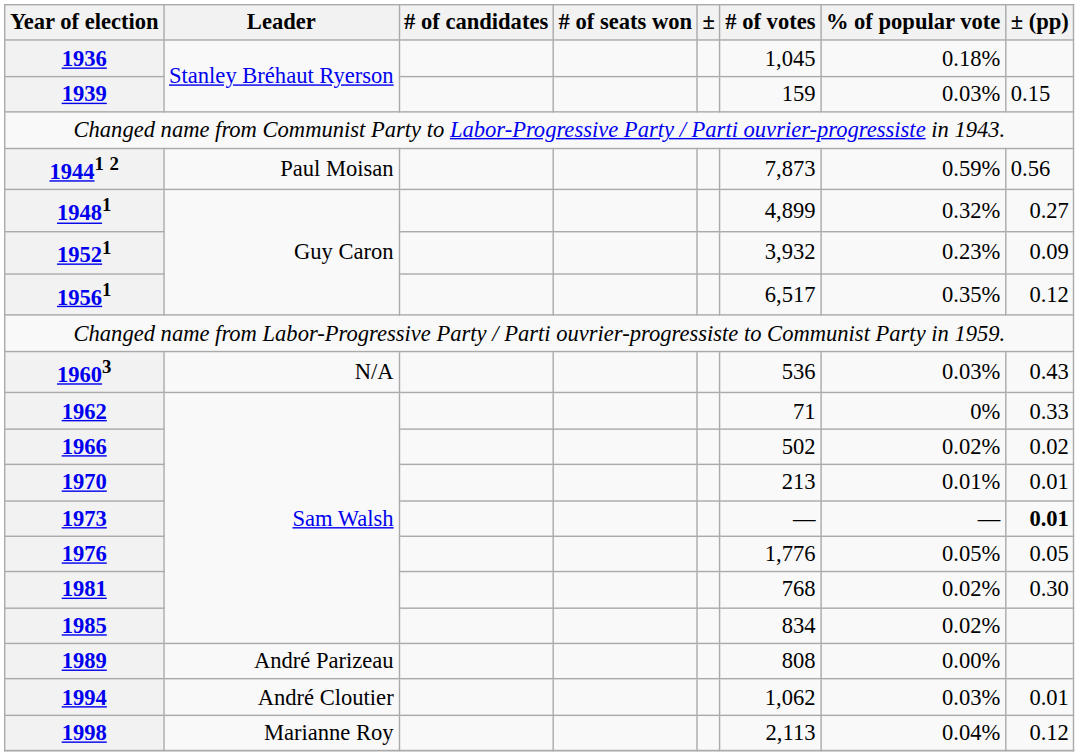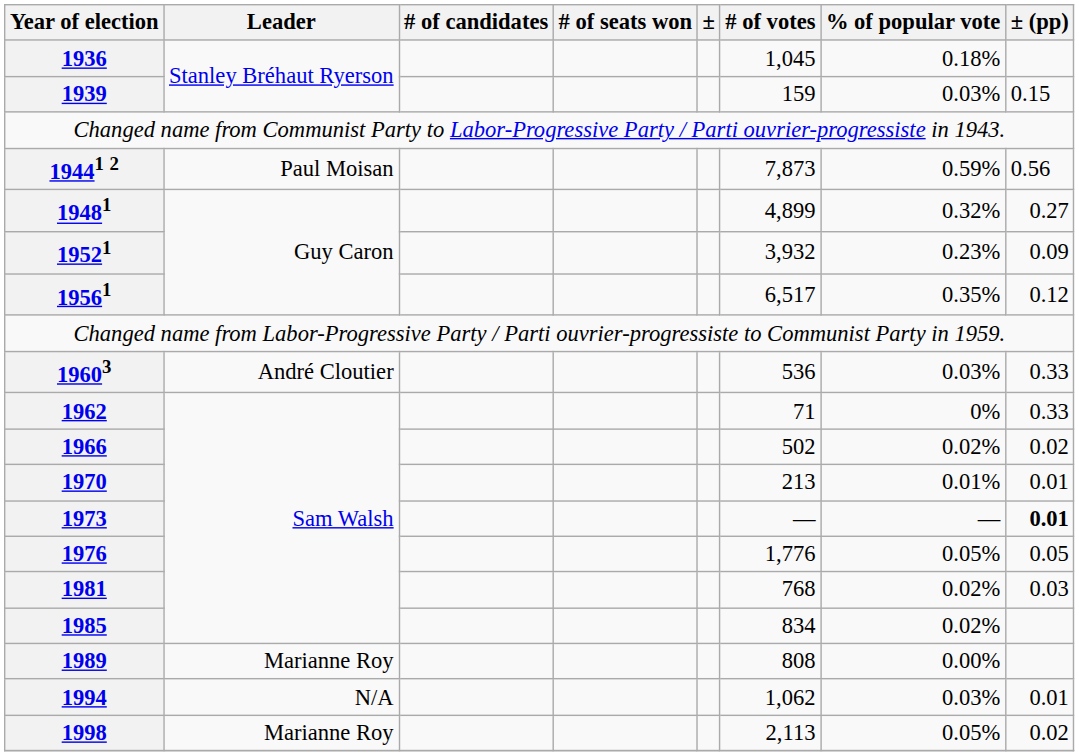(374, 371) N/A -> (326, 371) André Cloutier
(1049, 371) 0.43 -> (1049, 371) 0.33
(1049, 589) 0.30 -> (1049, 589) 0.03
(324, 661) André Parizeau -> (329, 661) Marianne Roy
(326, 696) André Cloutier -> (374, 696) N/A
(971, 732) 0.04% -> (971, 732) 0.05%
(1049, 732) 0.12 -> (1049, 732) 0.02
